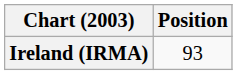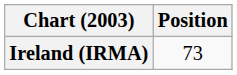(193, 52) 93 -> (193, 52) 73
